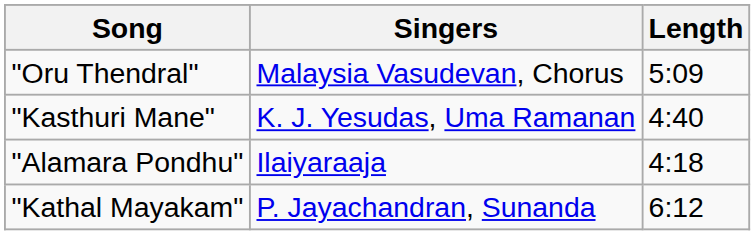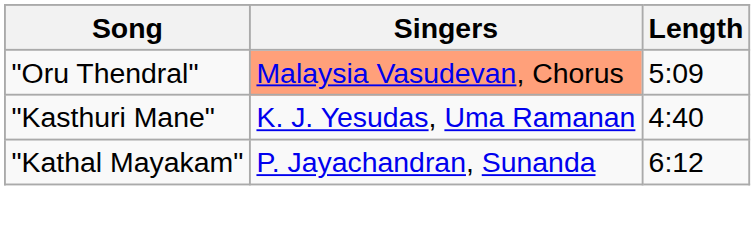(440, 73) no background -> (440, 73) lightsalmon background
- row: (127, 163)
